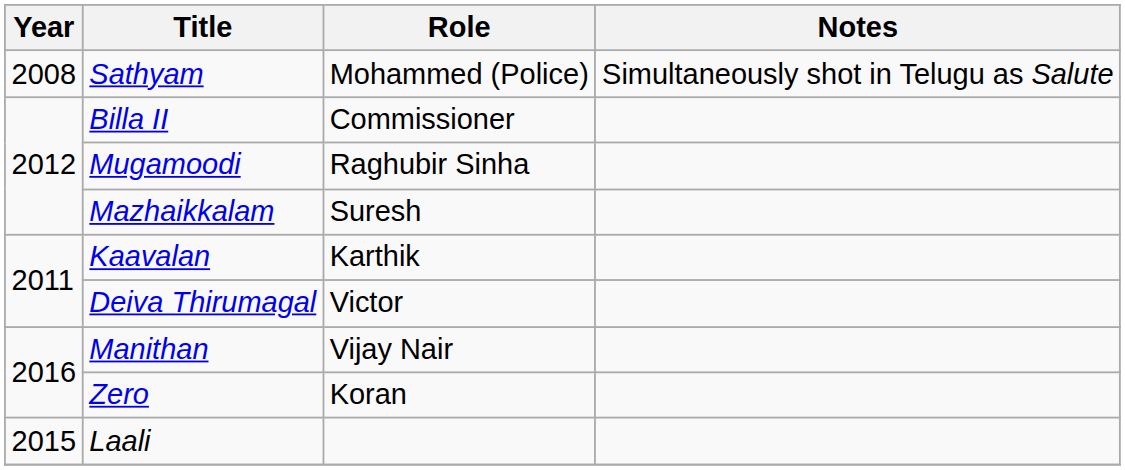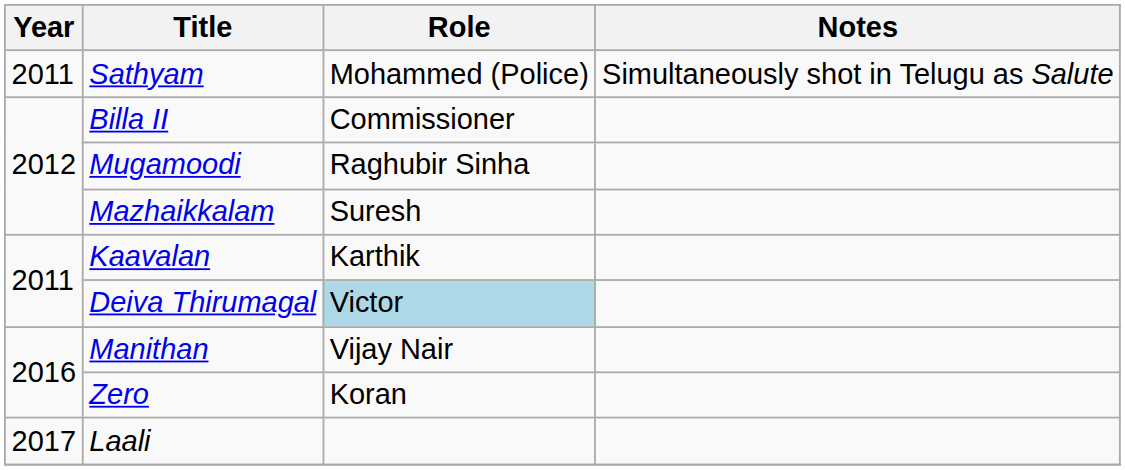(44, 73) 2008 -> (43, 73) 2011
(366, 303) no background -> (366, 303) lightblue background
(44, 440) 2015 -> (44, 440) 2017
